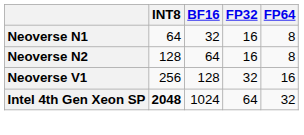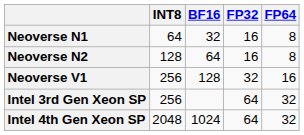+ row: (77, 99)
(166, 99) bold -> (167, 120) normal
